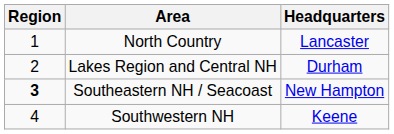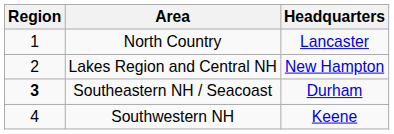(335, 66) Durham -> (335, 66) New Hampton
(335, 91) New Hampton -> (335, 91) Durham
